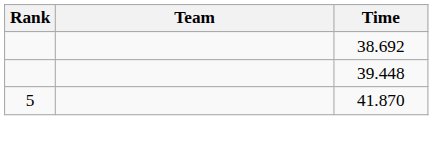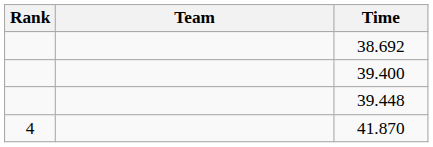+ row: (381, 73)
(30, 100) 5 -> (30, 127) 4
